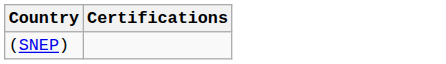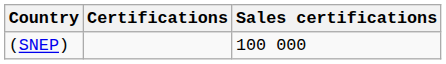+ column: (337, 18)
